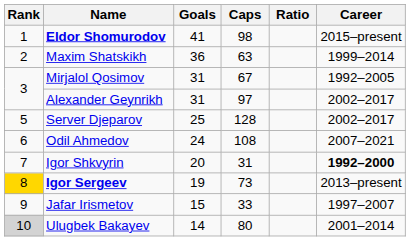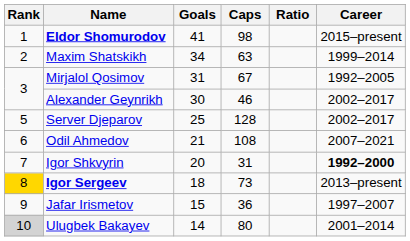(197, 57) 36 -> (197, 57) 34
(197, 99) 31 -> (197, 99) 30
(245, 99) 97 -> (245, 99) 46
(197, 141) 24 -> (197, 141) 21
(197, 183) 19 -> (197, 183) 18
(245, 204) 33 -> (245, 204) 36
